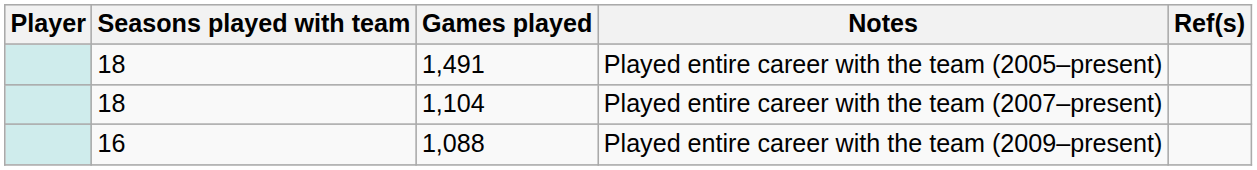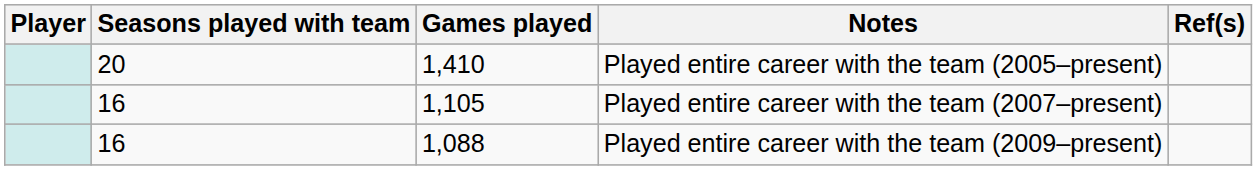(112, 64) 18 -> (112, 64) 20
(453, 64) 1,491 -> (453, 64) 1,410
(112, 104) 18 -> (112, 104) 16
(453, 104) 1,104 -> (453, 104) 1,105
